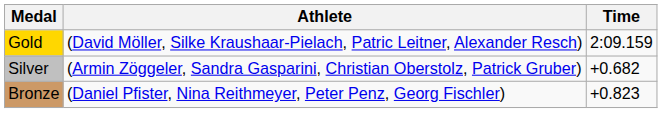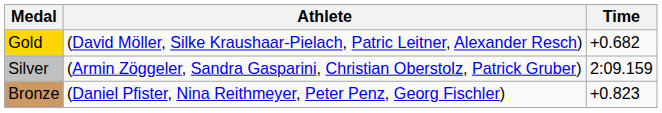(621, 42) 2:09.159 -> (615, 42) +0.682
(615, 68) +0.682 -> (621, 68) 2:09.159
